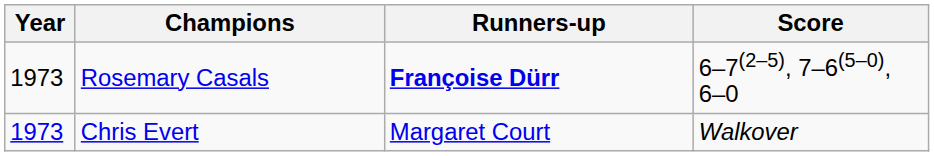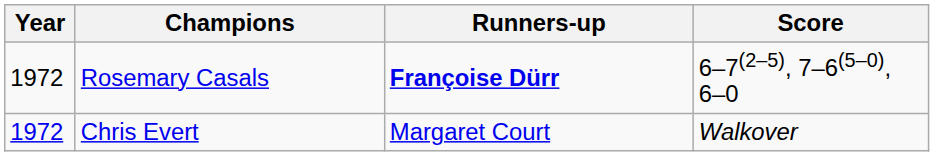(37, 77) 1973 -> (37, 77) 1972
(37, 132) 1973 -> (37, 132) 1972
